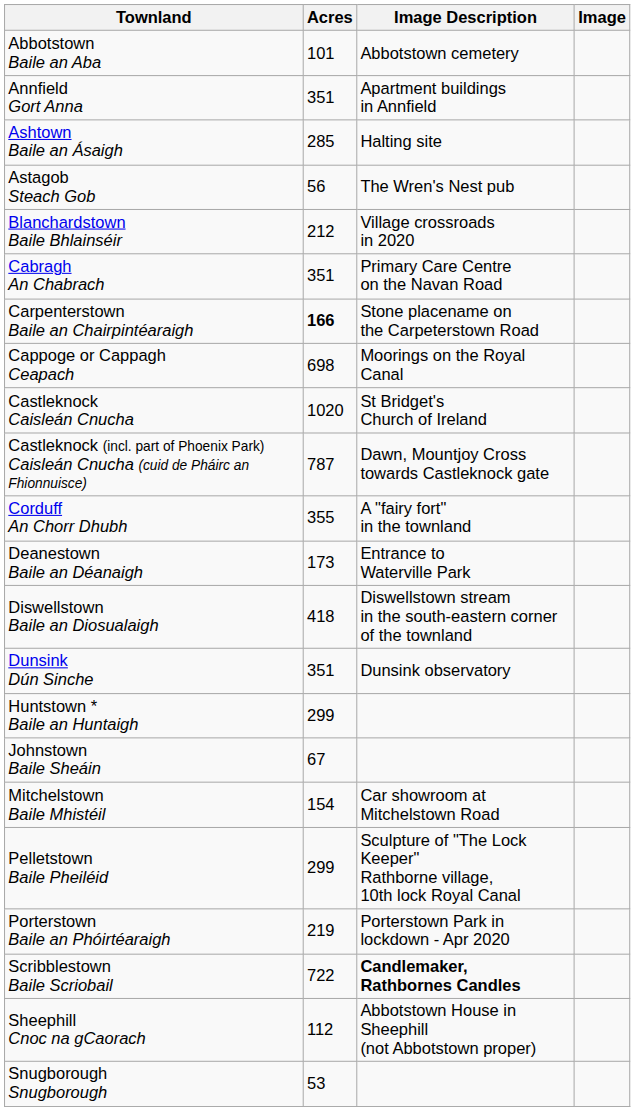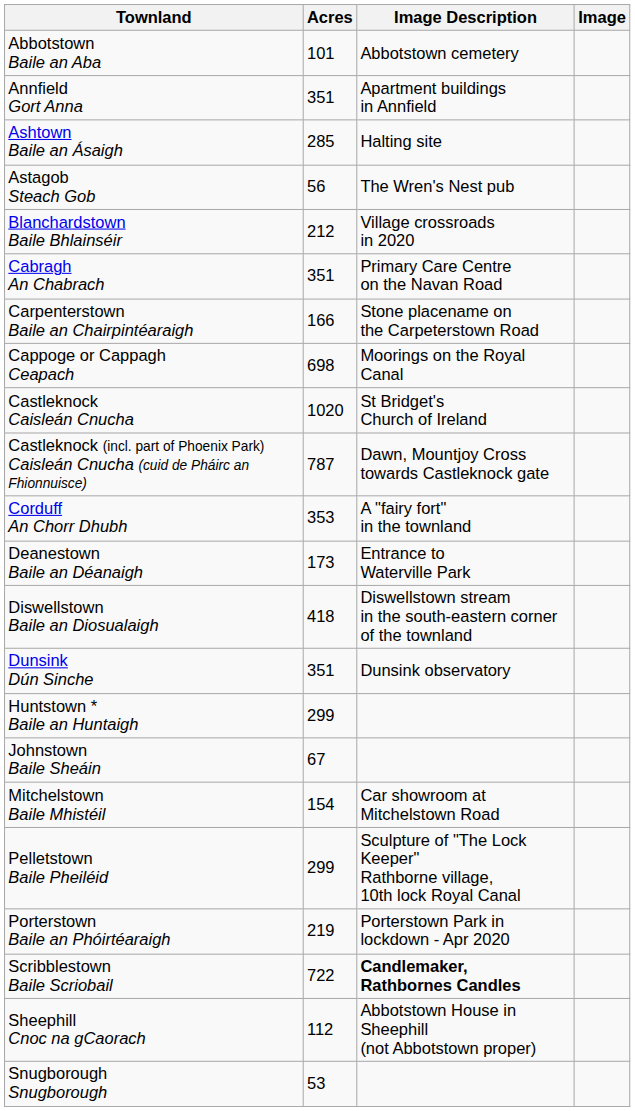(321, 321) bold -> (321, 321) normal
(321, 518) 355 -> (321, 518) 353
